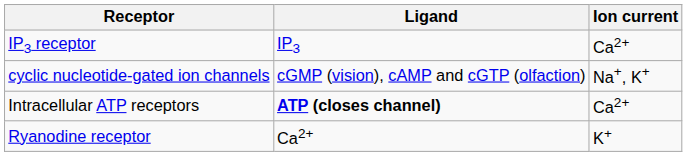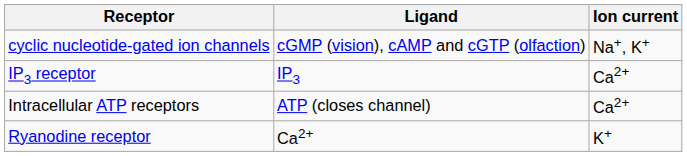rows swapped: (139, 75) <-> (52, 46)
(359, 106) bold -> (354, 106) normal
